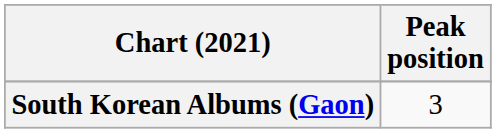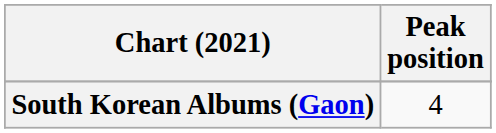(436, 104) 3 -> (436, 104) 4
